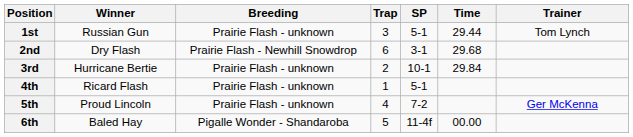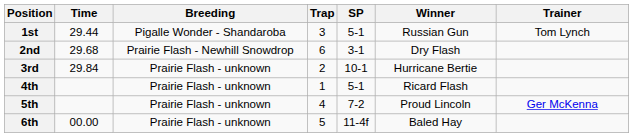columns swapped: (116, 13) <-> (467, 13)
(273, 31) Prairie Flash - unknown -> (210, 31) Pigalle Wonder - Shandaroba
(273, 123) Pigalle Wonder - Shandaroba -> (210, 123) Prairie Flash - unknown
